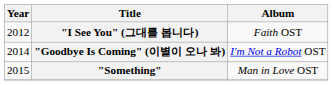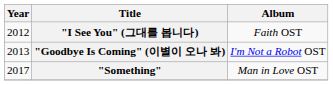(18, 52) 2014 -> (18, 52) 2013
(18, 70) 2015 -> (18, 70) 2017
